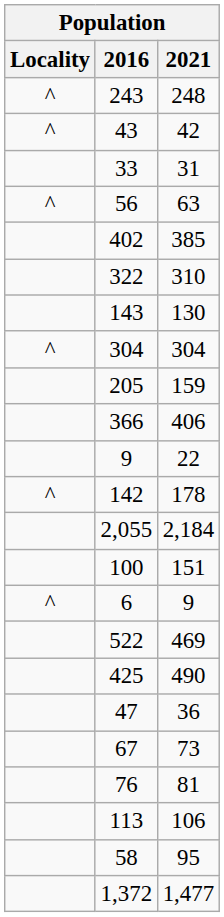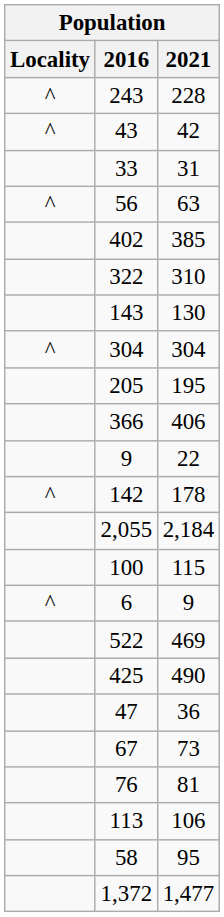(188, 95) 248 -> (188, 95) 228
(188, 385) 159 -> (188, 385) 195
(188, 566) 151 -> (188, 566) 115
